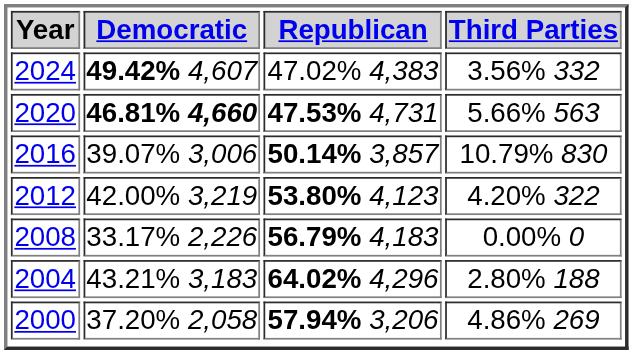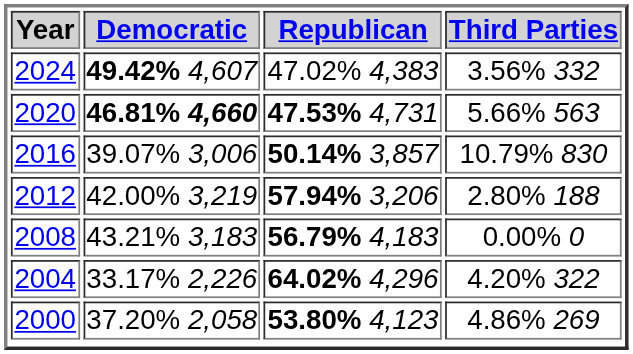(353, 195) 53.80% 4,123 -> (353, 195) 57.94% 3,206
(533, 195) 4.20% 322 -> (533, 195) 2.80% 188
(172, 237) 33.17% 2,226 -> (172, 237) 43.21% 3,183
(172, 278) 43.21% 3,183 -> (172, 278) 33.17% 2,226
(533, 278) 2.80% 188 -> (533, 278) 4.20% 322
(353, 320) 57.94% 3,206 -> (353, 320) 53.80% 4,123
